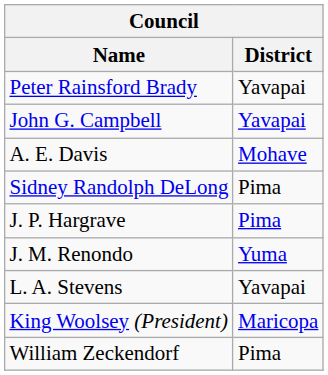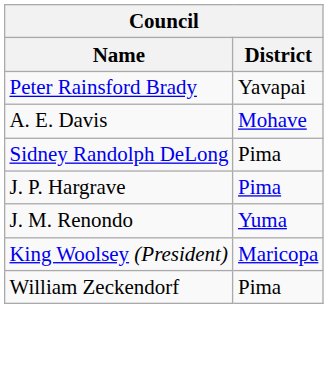- row: (85, 120)
- row: (66, 287)
